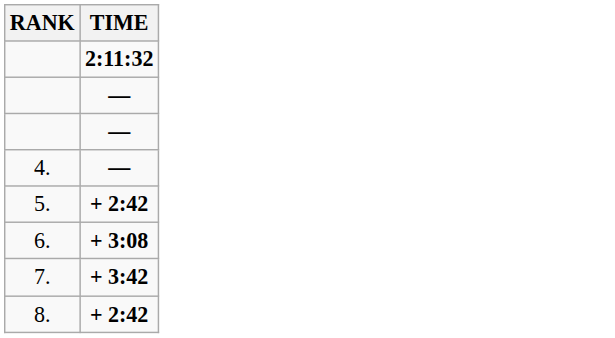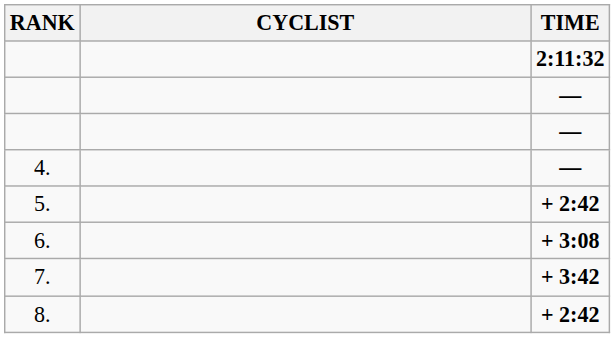+ column: (305, 22)
